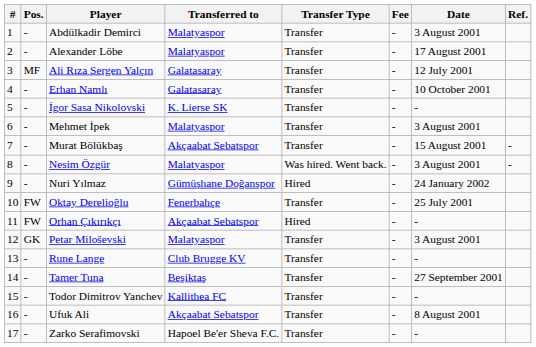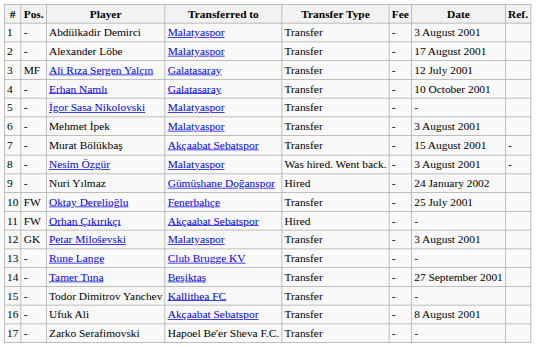(198, 108) K. Lierse SK -> (196, 108) Malatyaspor
